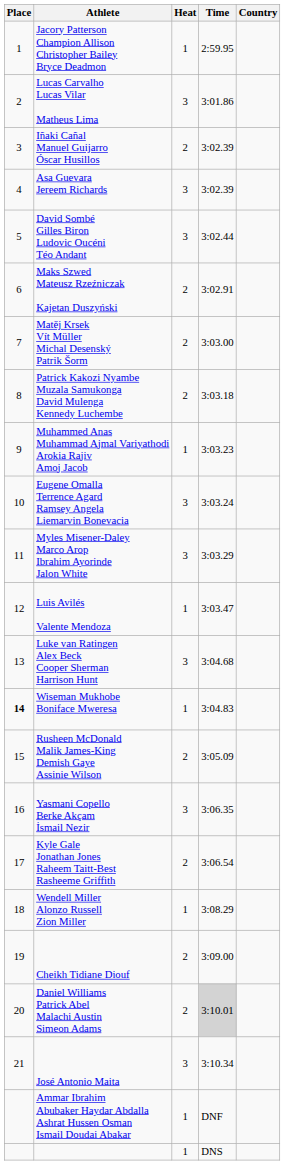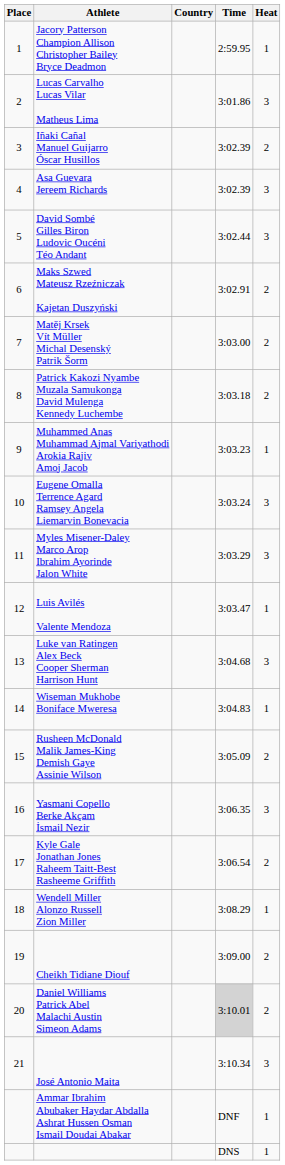columns swapped: (258, 13) <-> (185, 13)
(19, 709) bold -> (19, 709) normal
